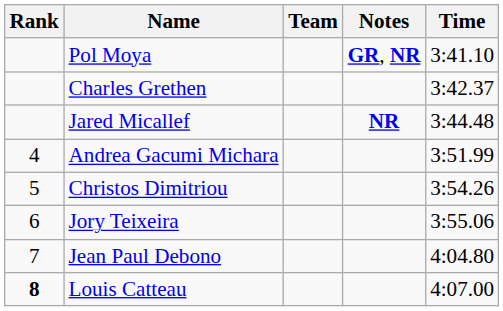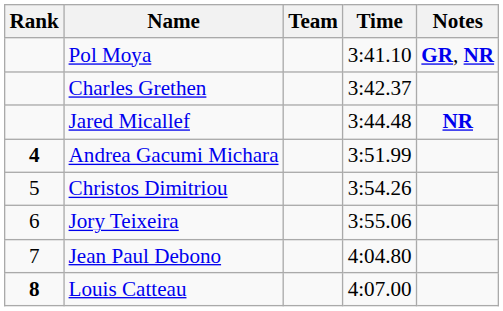columns swapped: (462, 21) <-> (384, 21)
(34, 155) normal -> (34, 155) bold
